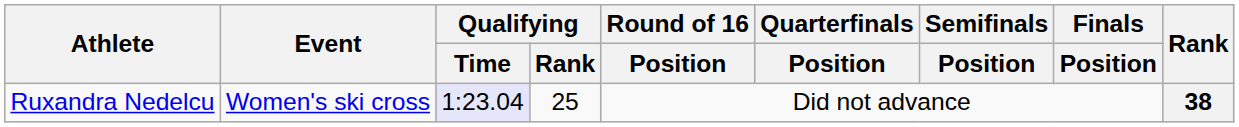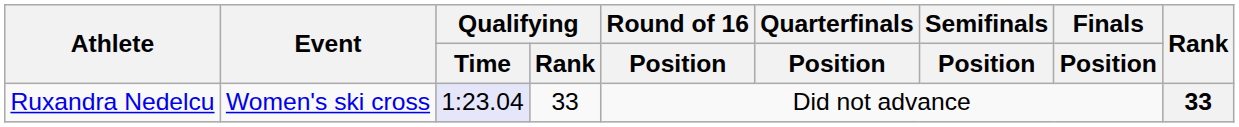(565, 102) 25 -> (565, 102) 33
(1198, 102) 38 -> (1198, 102) 33
